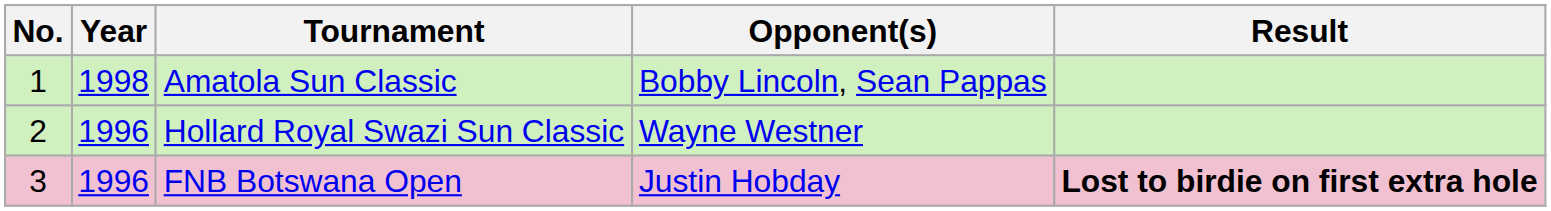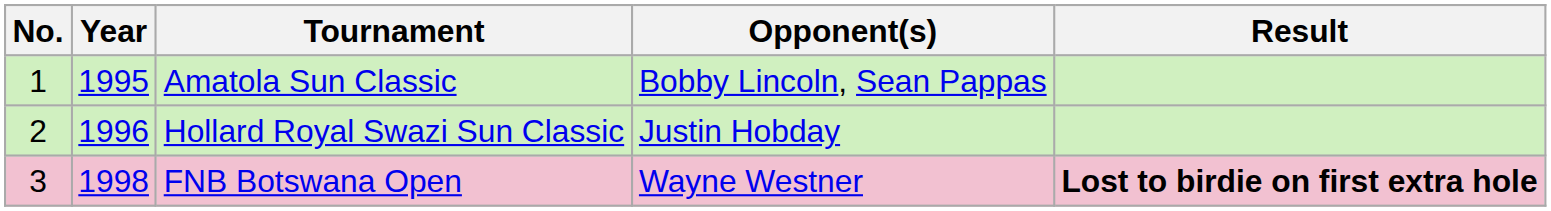(114, 81) 1998 -> (114, 81) 1995
(751, 131) Wayne Westner -> (740, 131) Justin Hobday
(114, 181) 1996 -> (114, 181) 1998
(740, 181) Justin Hobday -> (751, 181) Wayne Westner
